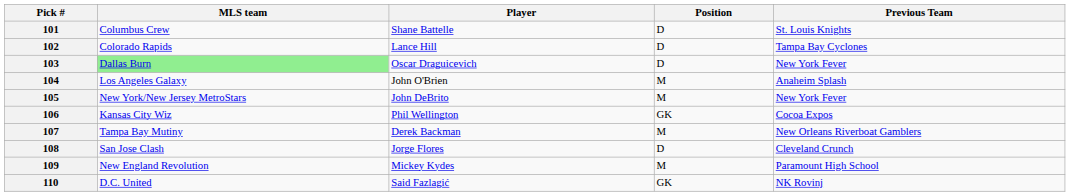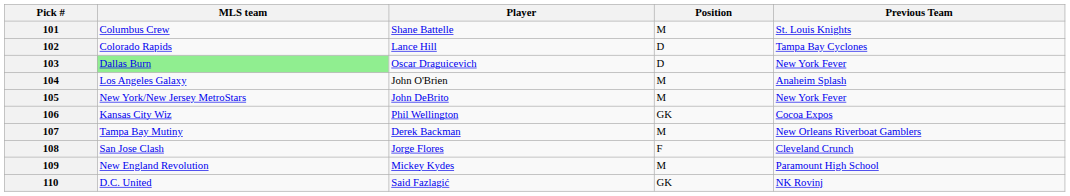(660, 30) D -> (661, 30) M
(660, 149) D -> (659, 149) F
